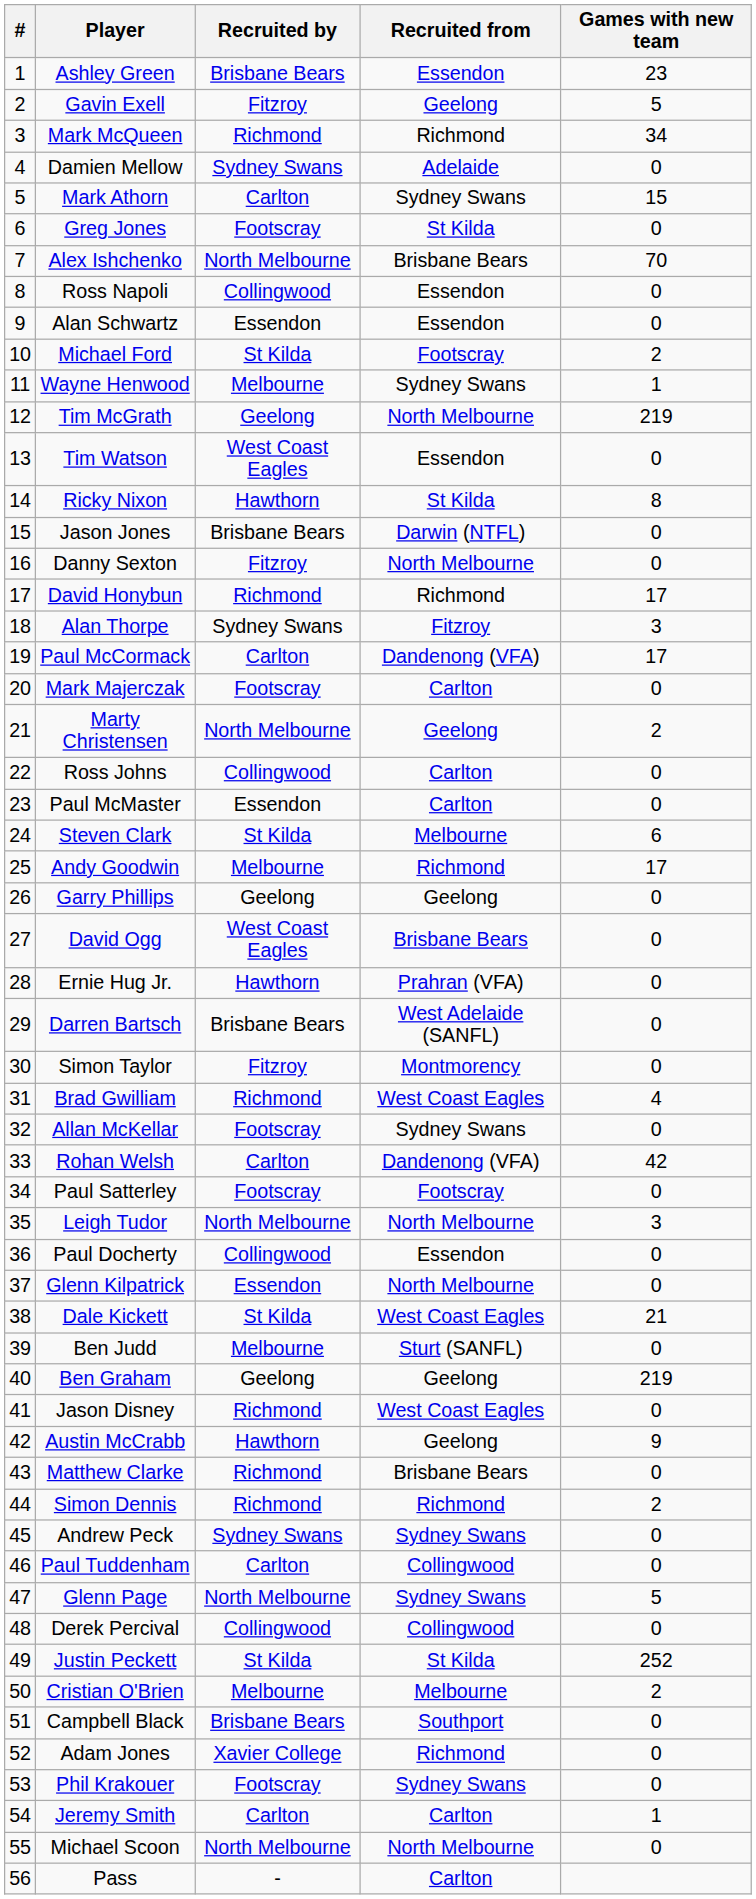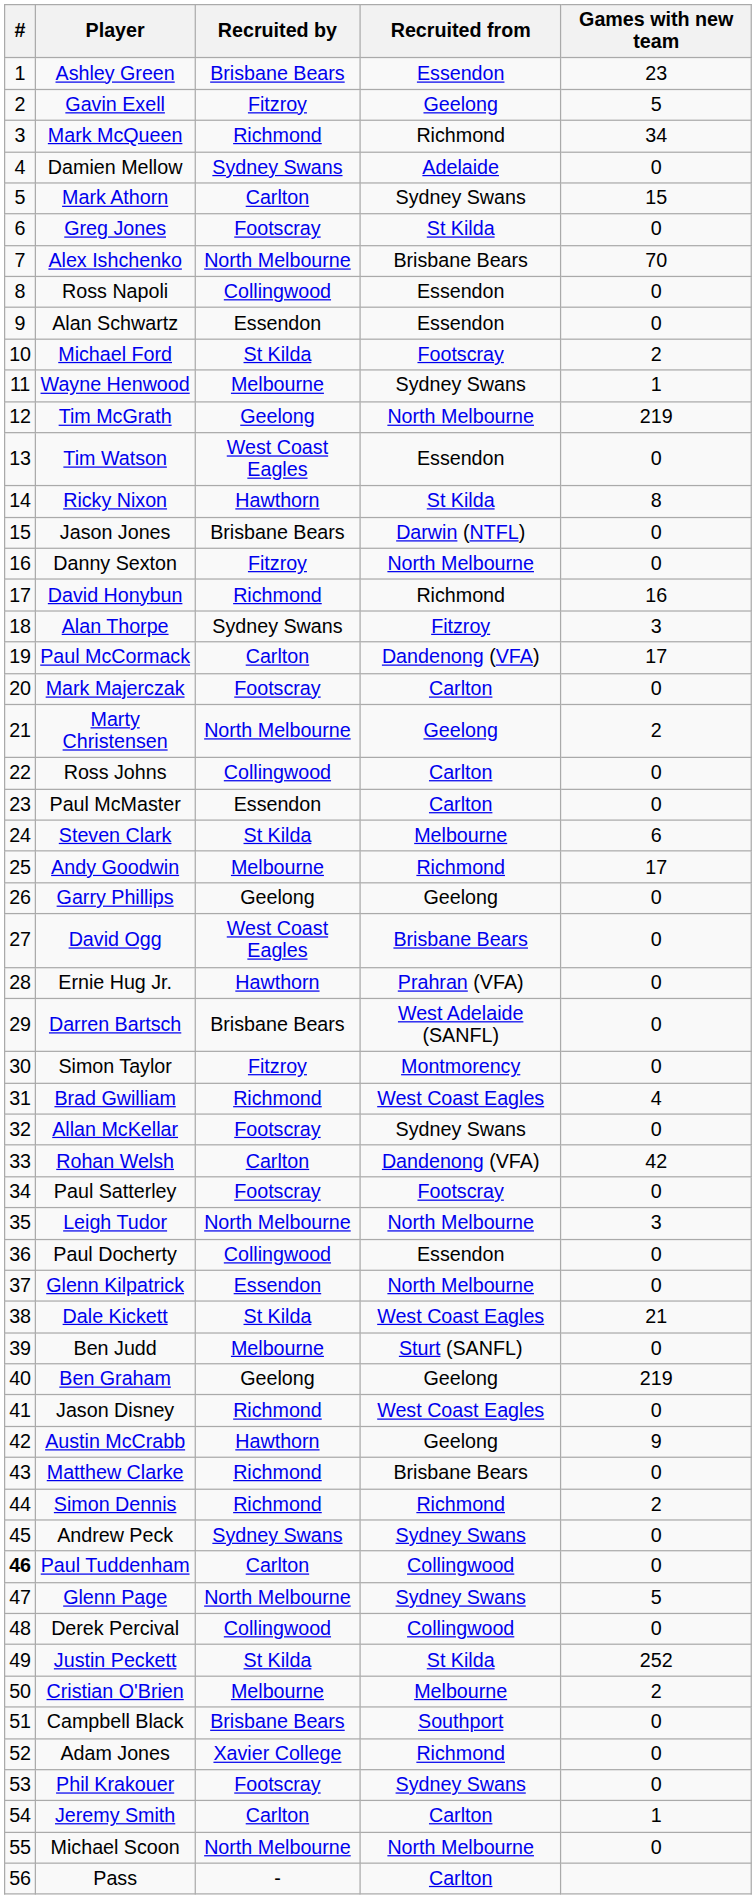(656, 594) 17 -> (656, 594) 16
(20, 1566) normal -> (20, 1566) bold
